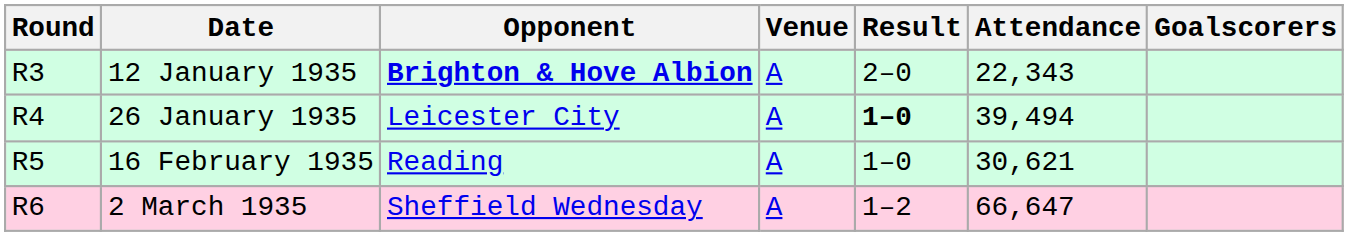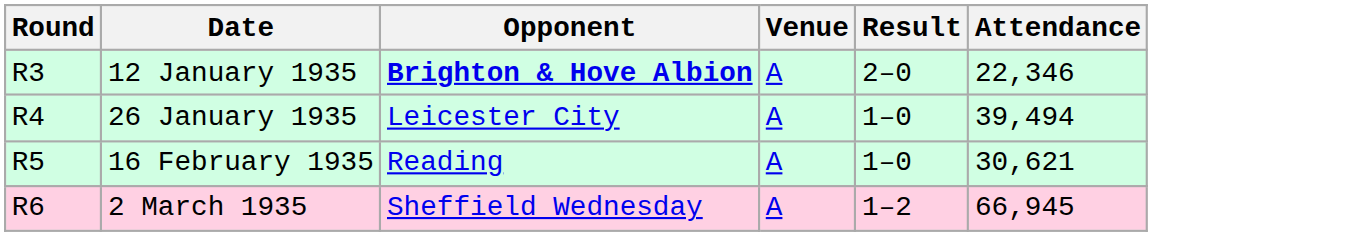- column: (1246, 28)
(1025, 73) 22,343 -> (1025, 73) 22,346
(887, 118) bold -> (887, 118) normal
(1025, 208) 66,647 -> (1025, 208) 66,945
